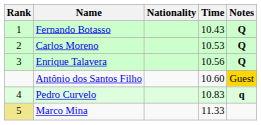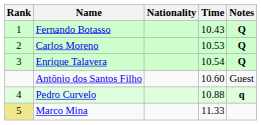(213, 62) 10.56 -> (213, 62) 10.54
(242, 78) gold background -> (242, 78) no background
(213, 95) 10.83 -> (213, 95) 10.88
